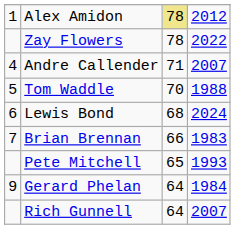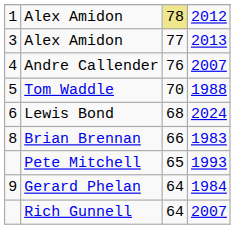- row: (74, 41)
+ row: (74, 41)
(175, 65) 71 -> (175, 65) 76
(13, 139) 7 -> (13, 139) 8
